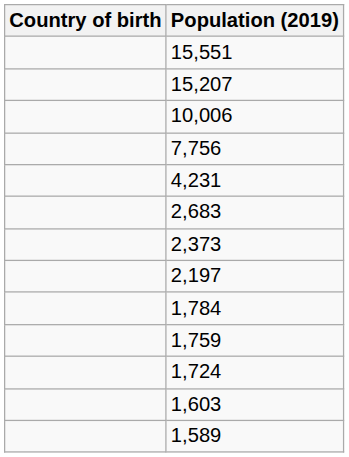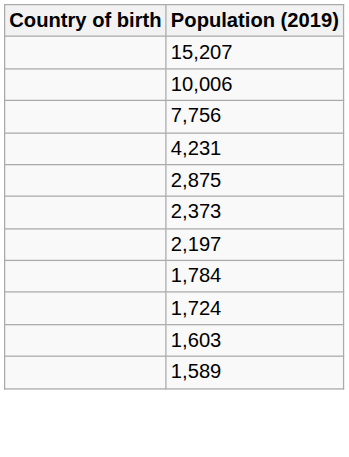- row: (202, 52)
+ row: (196, 180)
- row: (196, 212)
- row: (196, 340)
